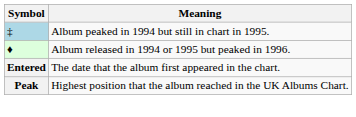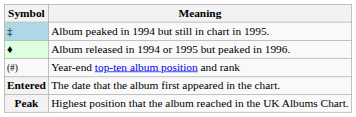+ row: (146, 67)
